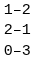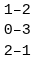rows swapped: (17, 51) <-> (17, 30)
